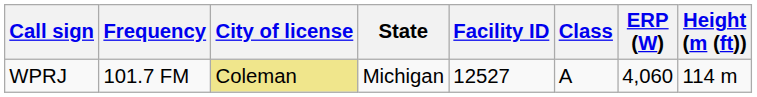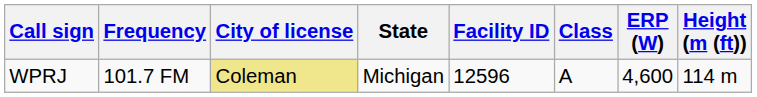(482, 75) 12527 -> (482, 75) 12596
(648, 75) 4,060 -> (648, 75) 4,600
